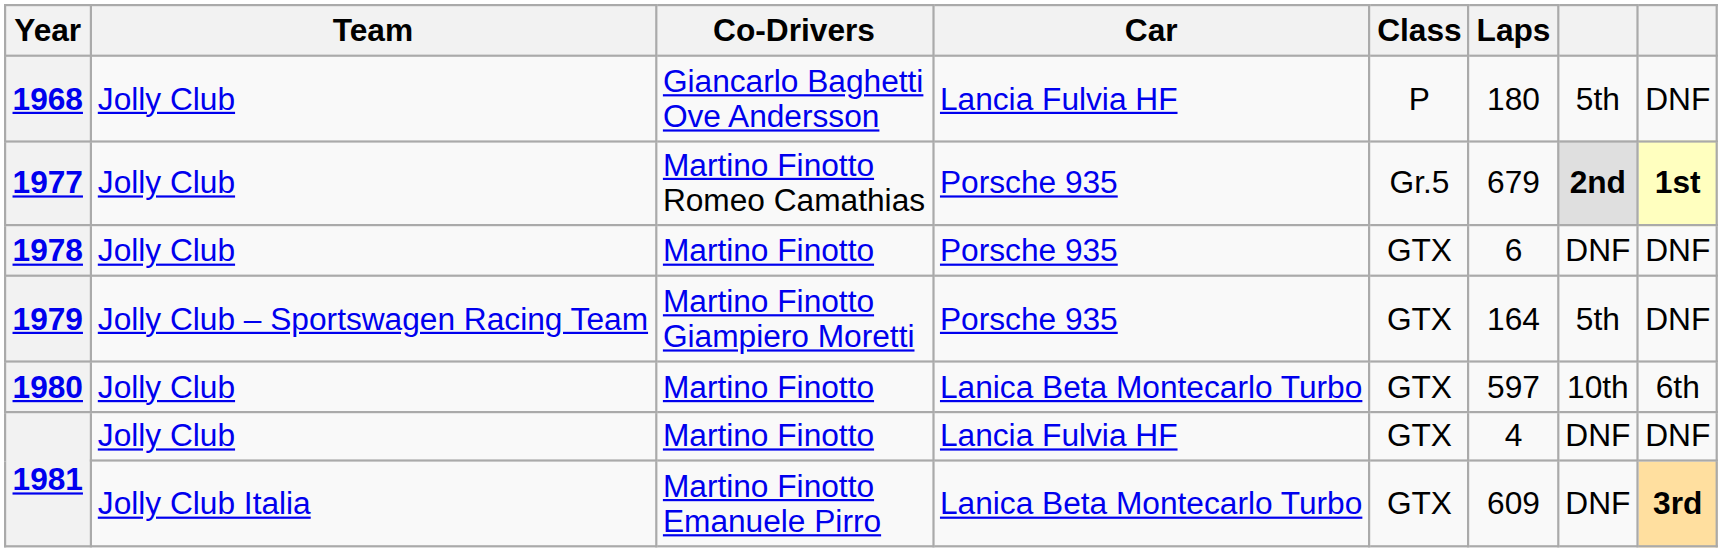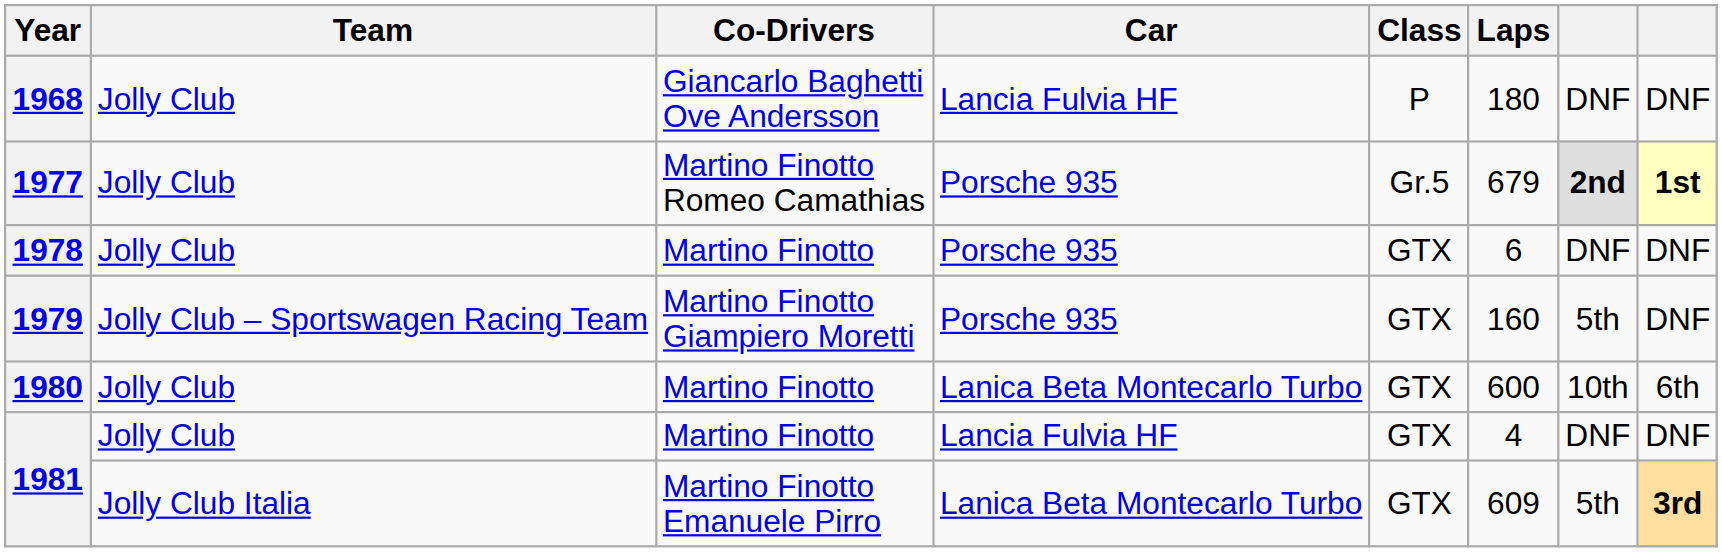(1598, 98) 5th -> (1598, 98) DNF
(1513, 319) 164 -> (1513, 319) 160
(1513, 386) 597 -> (1513, 386) 600
(1598, 504) DNF -> (1598, 504) 5th
